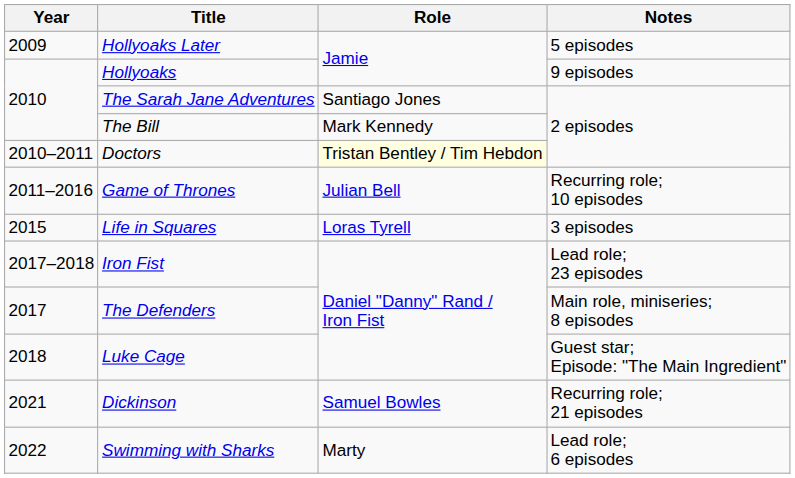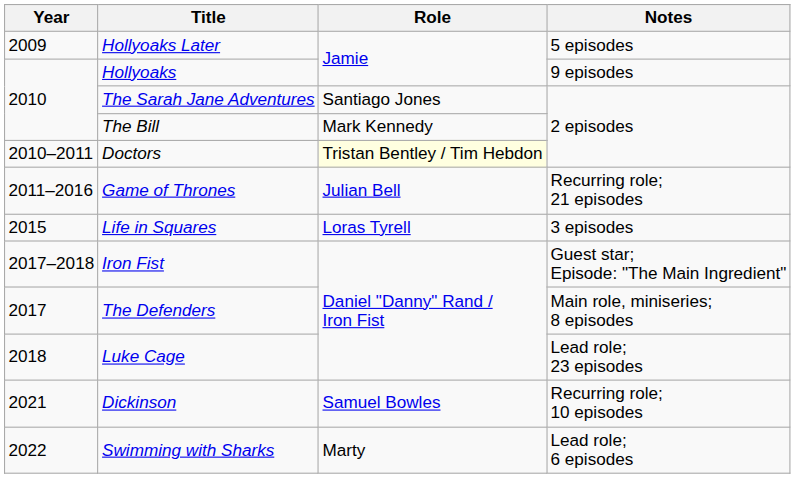(607, 190) Recurring role; 10 episodes -> (607, 190) Recurring role; 21 episodes
(597, 264) Lead role; 23 episodes -> (668, 264) Guest star; Episode: "The Main Ingredient"
(668, 356) Guest star; Episode: "The Main Ingredient" -> (597, 356) Lead role; 23 episodes
(607, 403) Recurring role; 21 episodes -> (607, 403) Recurring role; 10 episodes
